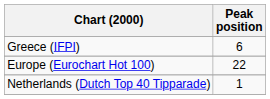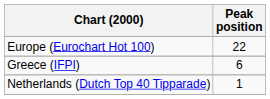rows swapped: (81, 65) <-> (43, 46)
